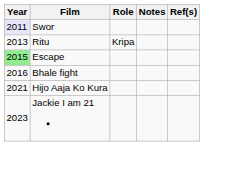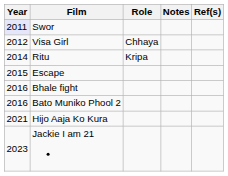+ row: (50, 42)
(17, 42) 2013 -> (17, 57) 2014
(17, 57) lightgreen background -> (17, 73) no background
+ row: (77, 103)
